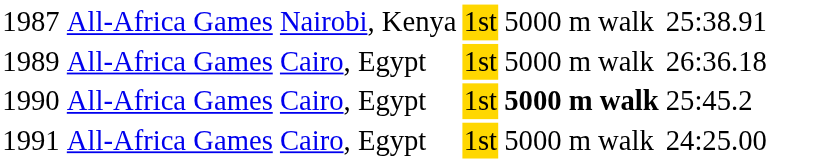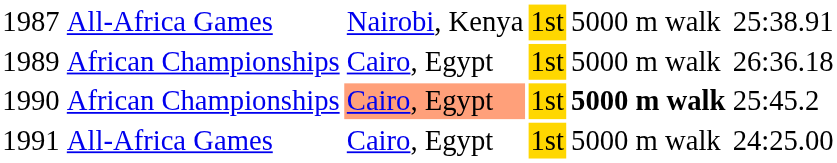(170, 61) All-Africa Games -> (203, 61) African Championships
(170, 100) All-Africa Games -> (203, 100) African Championships
(353, 100) no background -> (420, 100) lightsalmon background
